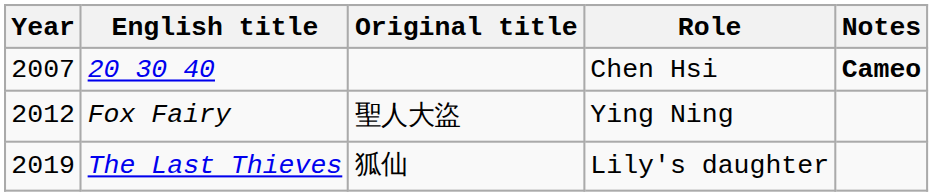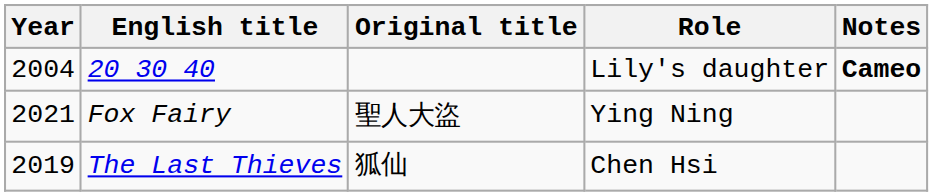(43, 70) 2007 -> (43, 70) 2004
(654, 70) Chen Hsi -> (710, 70) Lily's daughter
(43, 116) 2012 -> (43, 116) 2021
(710, 165) Lily's daughter -> (654, 165) Chen Hsi
